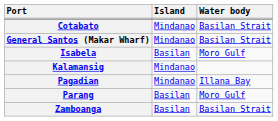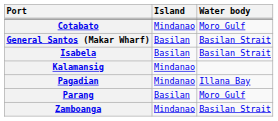(235, 27) Basilan Strait -> (222, 27) Moro Gulf
(175, 40) Mindanao -> (172, 40) Basilan
(222, 54) Moro Gulf -> (235, 54) Basilan Strait
(172, 109) Basilan -> (175, 109) Mindanao
